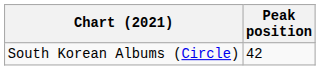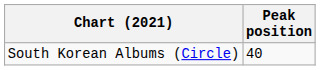(254, 54) 42 -> (254, 54) 40
